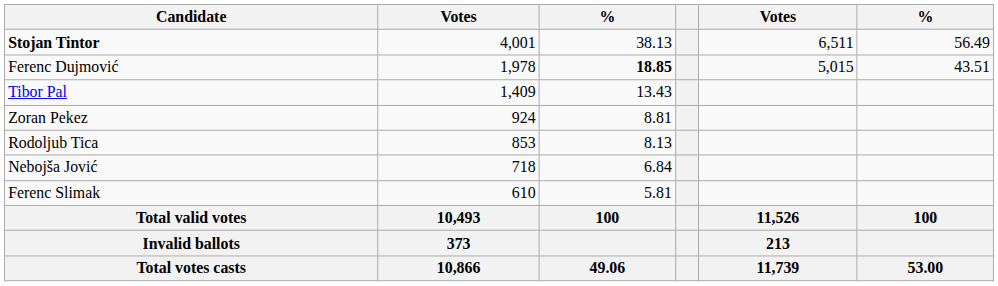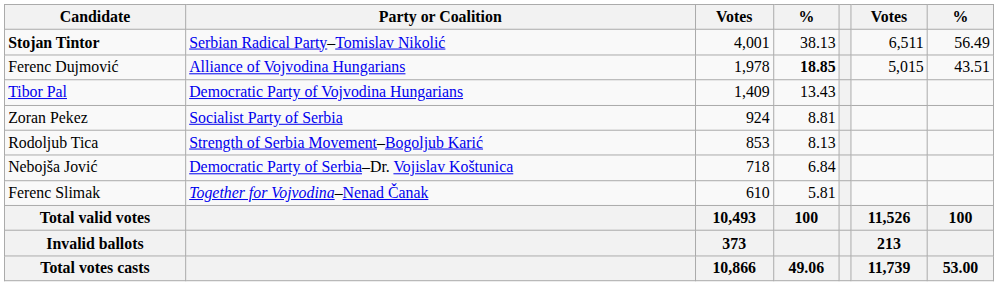+ column: (440, 17)
